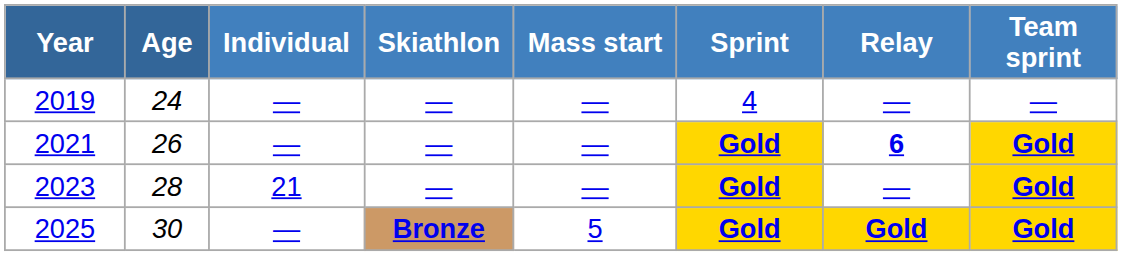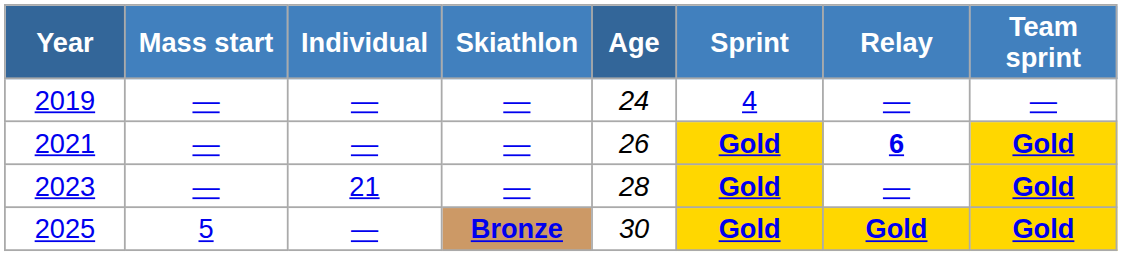columns swapped: (167, 42) <-> (595, 42)
